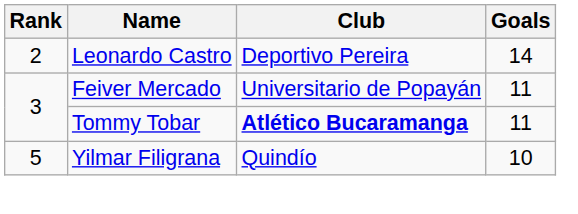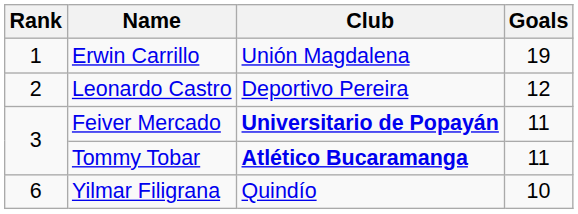+ row: (136, 55)
(521, 55) 14 -> (539, 89) 12
(361, 89) normal -> (370, 123) bold
(36, 157) 5 -> (36, 191) 6
